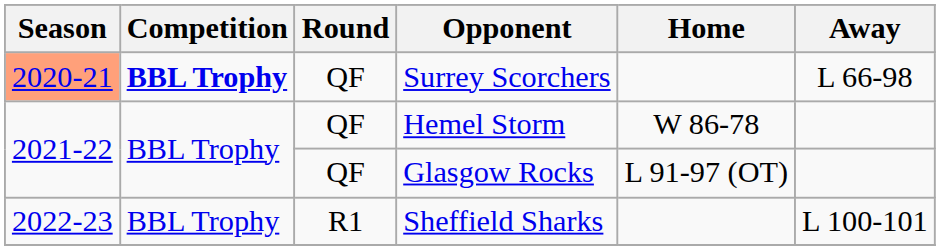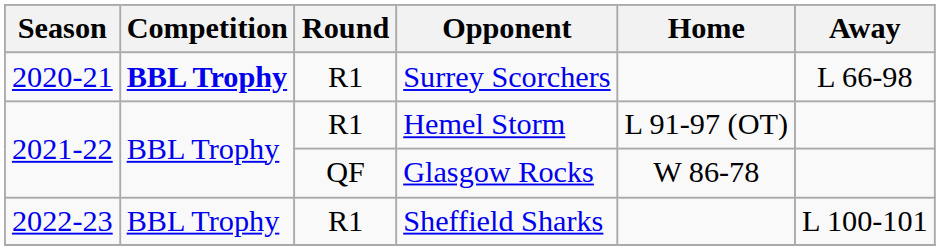(62, 76) lightsalmon background -> (62, 76) no background
(346, 76) QF -> (346, 76) R1
(346, 124) QF -> (346, 124) R1
(706, 124) W 86-78 -> (706, 124) L 91-97 (OT)
(706, 172) L 91-97 (OT) -> (706, 172) W 86-78
